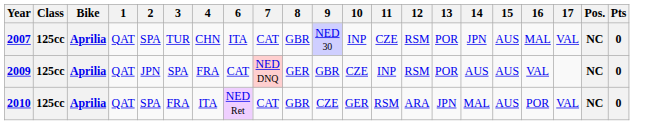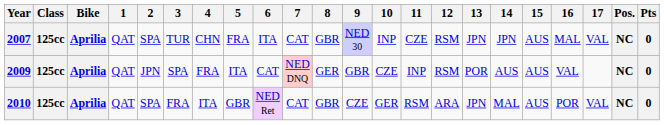+ column: (238, 13)
(447, 39) POR -> (476, 39) JPN
